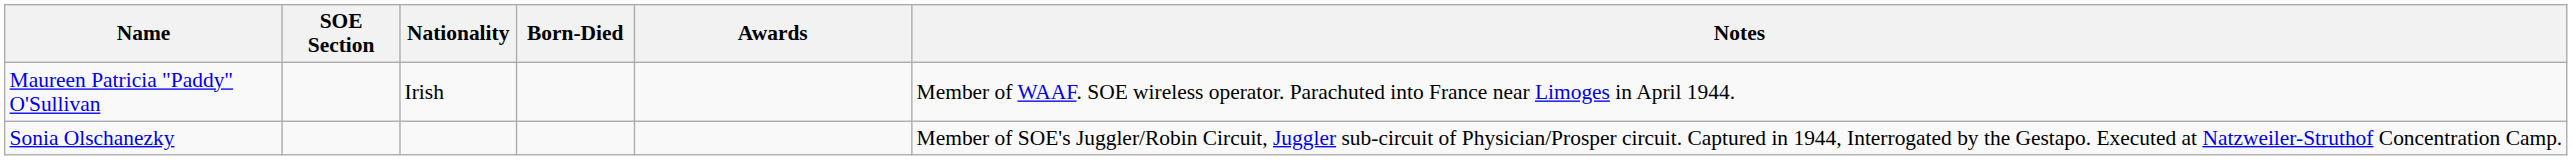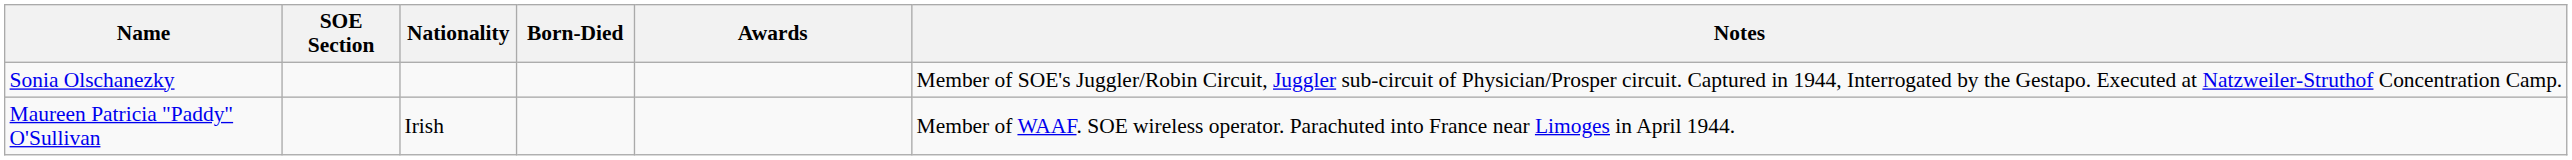rows swapped: (92, 137) <-> (121, 91)
